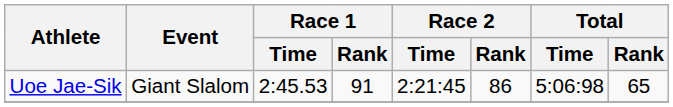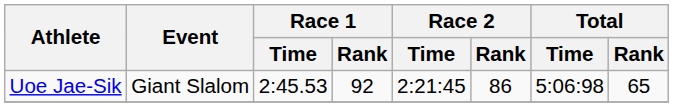(362, 86) 91 -> (362, 86) 92
